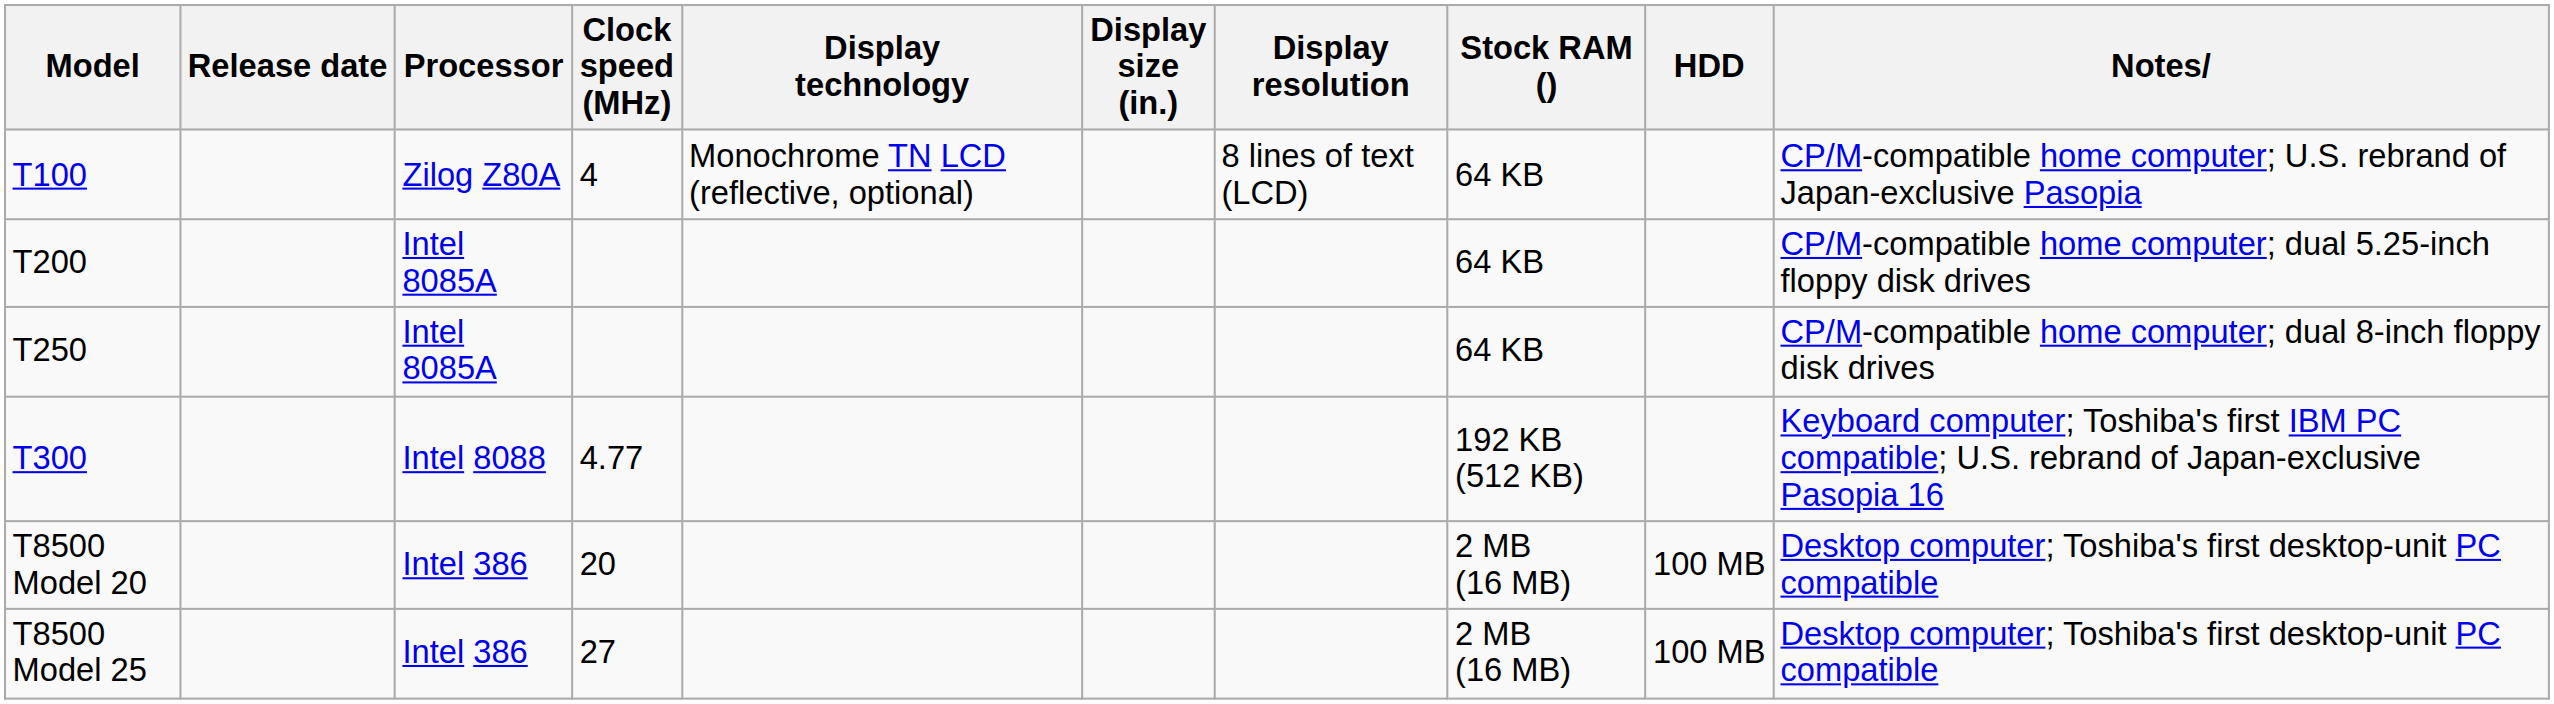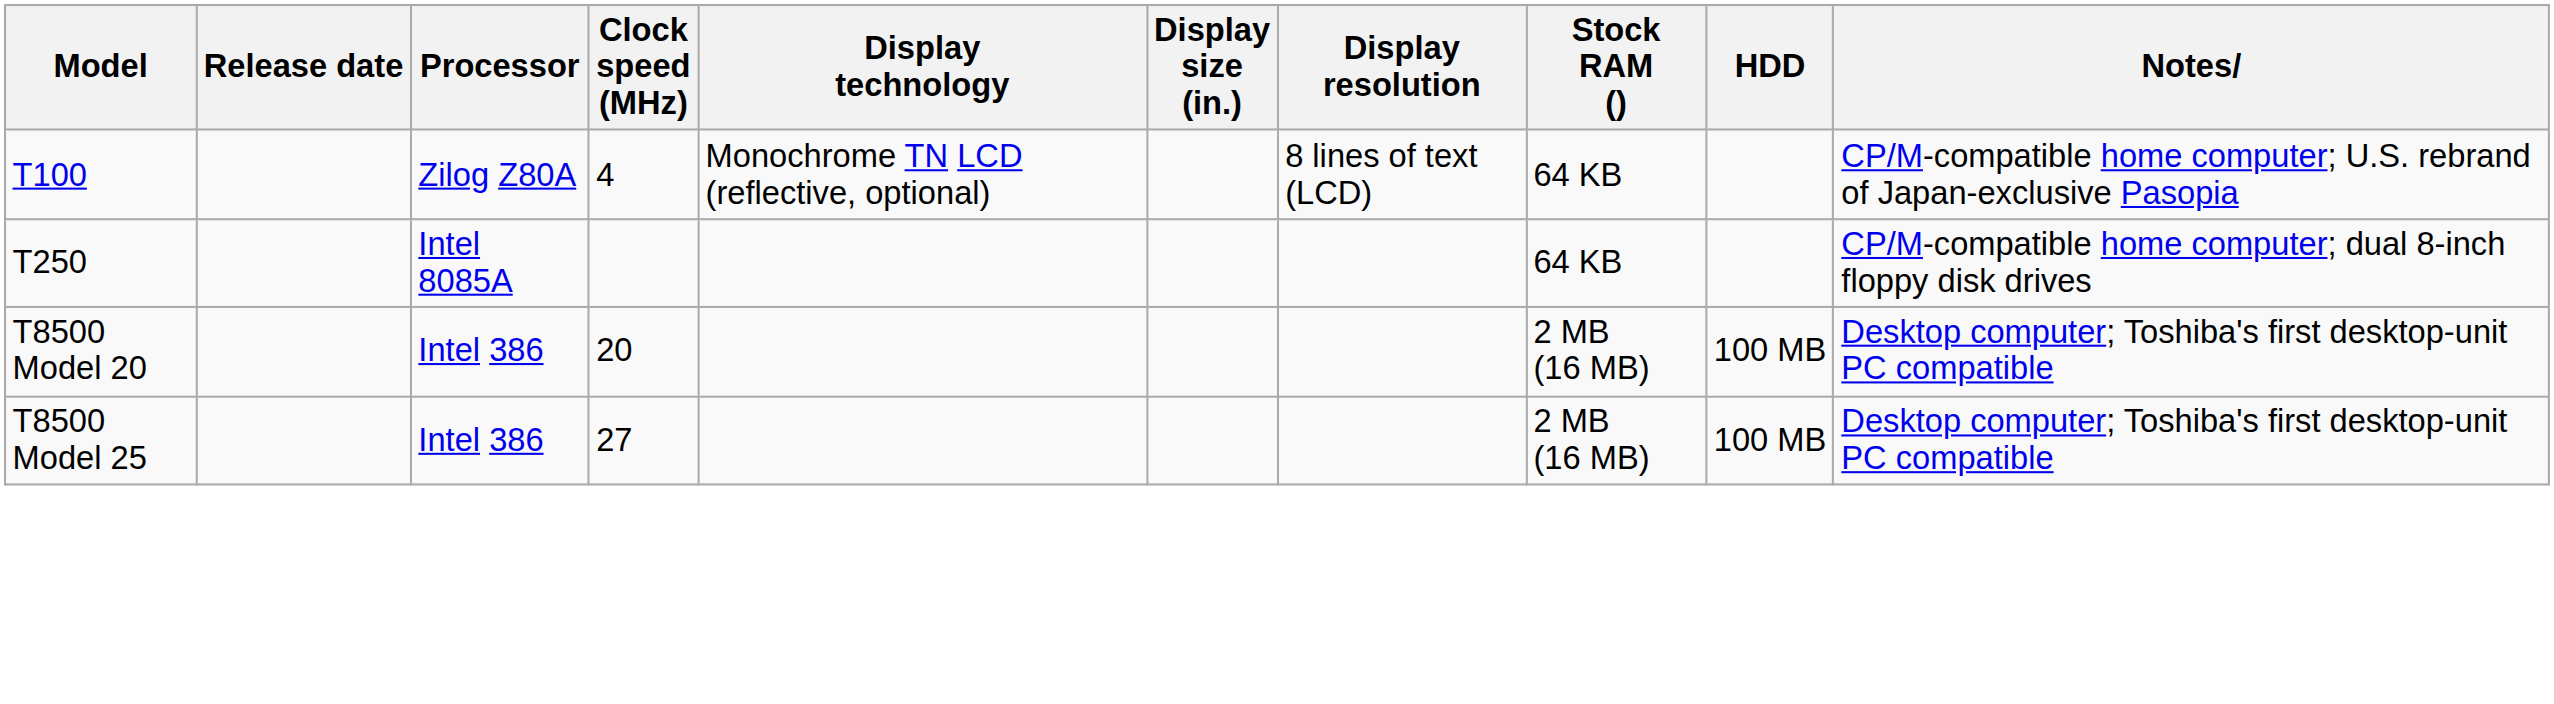- row: (50, 262)
- row: (50, 457)
